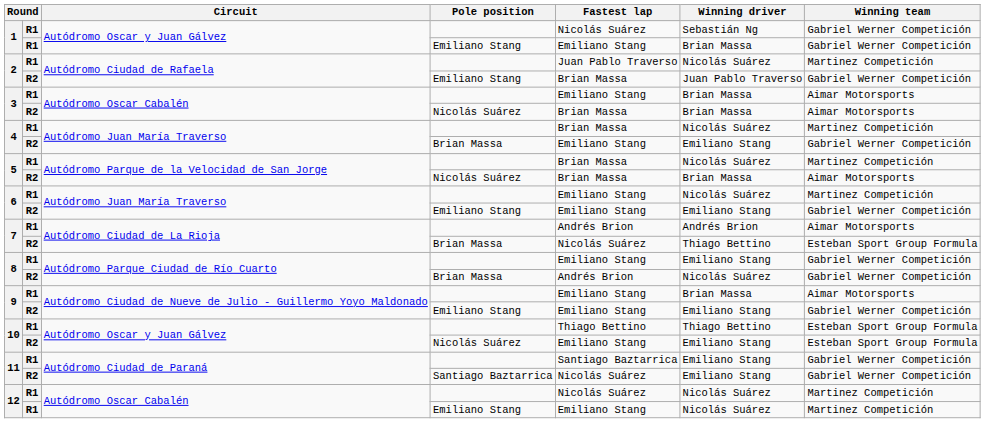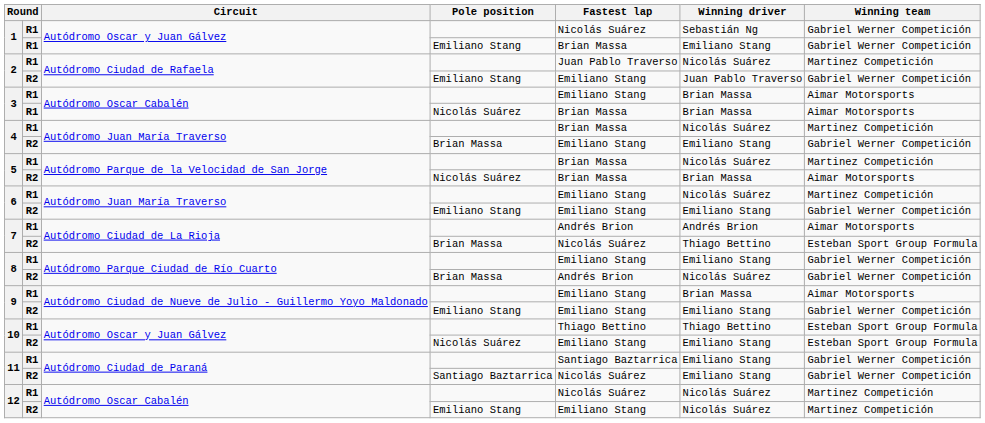(602, 46) Emiliano Stang -> (592, 46) Brian Massa
(717, 46) Brian Massa -> (727, 46) Emiliano Stang
(592, 79) Brian Massa -> (602, 79) Emiliano Stang
(32, 112) R2 -> (32, 112) R1
(32, 410) R1 -> (32, 410) R2
